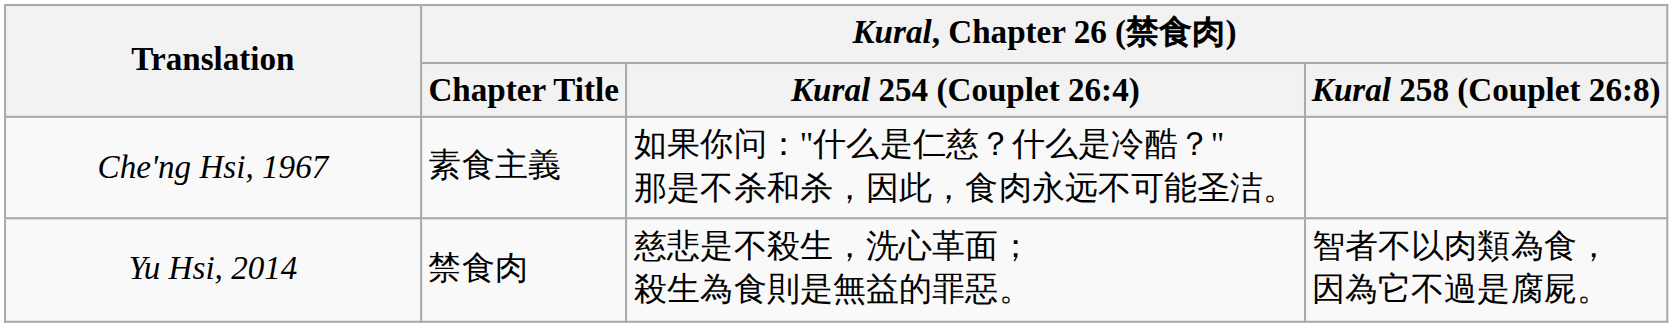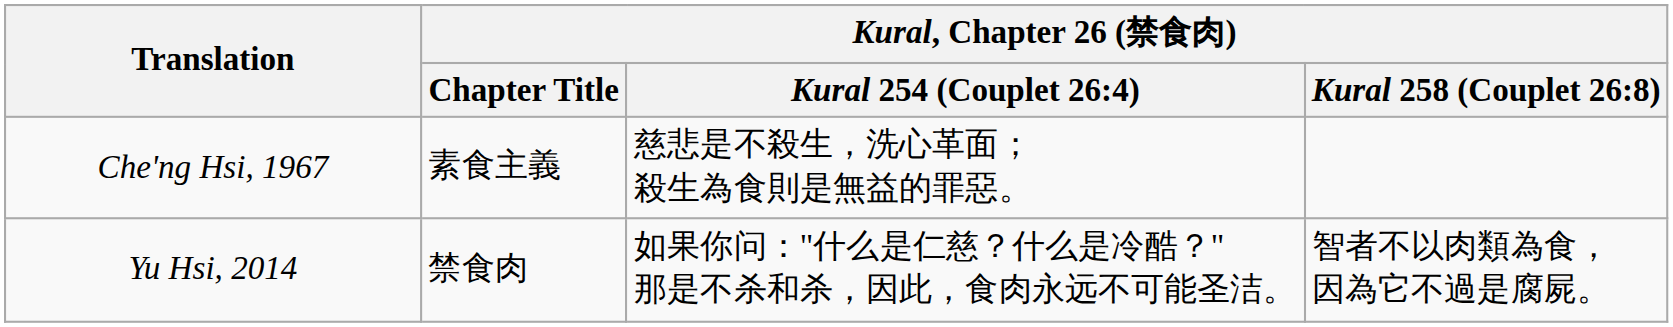(965, 165) 如果你问："什么是仁慈？什么是冷酷？" 那是不杀和杀，因此，食肉永远不可能圣洁。 -> (833, 165) 慈悲是不殺生，洗心革面； 殺生為食則是無益的罪惡。
(833, 268) 慈悲是不殺生，洗心革面； 殺生為食則是無益的罪惡。 -> (965, 268) 如果你问："什么是仁慈？什么是冷酷？" 那是不杀和杀，因此，食肉永远不可能圣洁。
